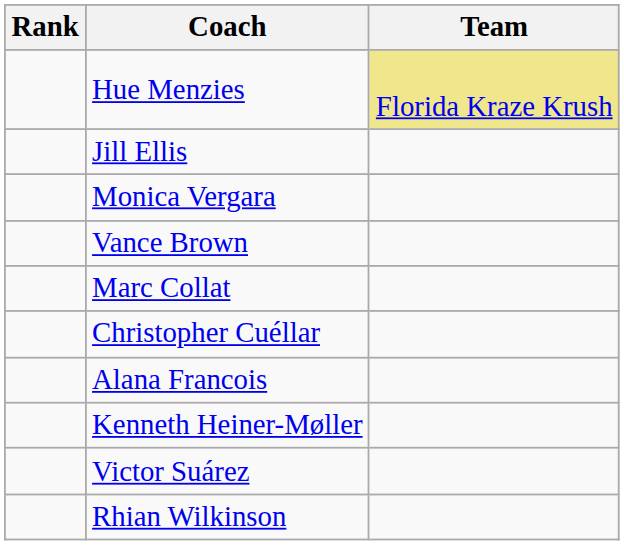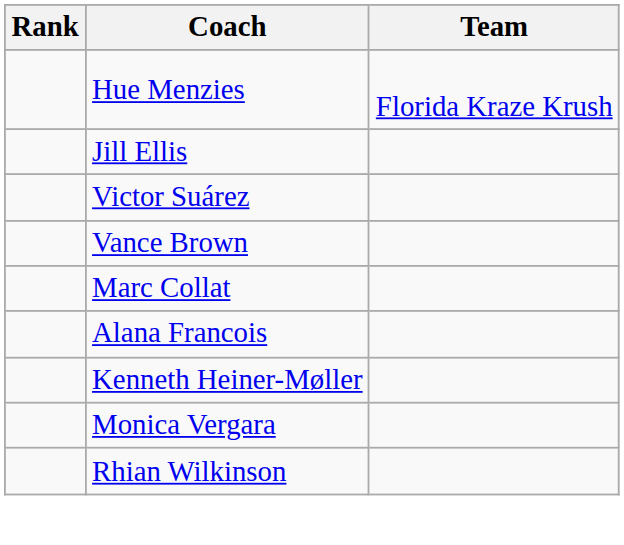(494, 105) khaki background -> (494, 105) no background
rows swapped: (184, 196) <-> (171, 470)
- row: (206, 333)
